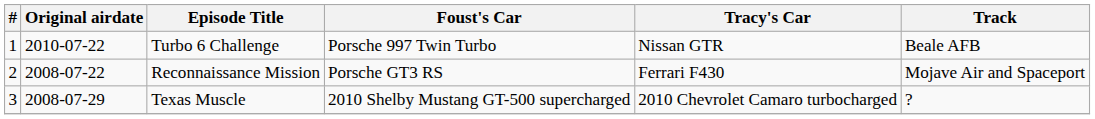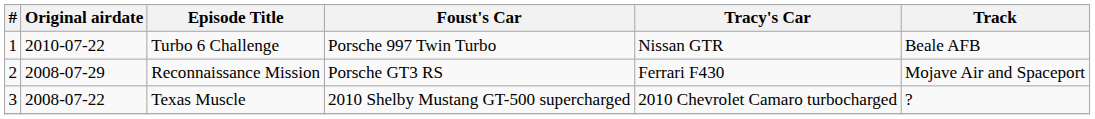(65, 72) 2008-07-22 -> (65, 72) 2008-07-29
(65, 99) 2008-07-29 -> (65, 99) 2008-07-22
